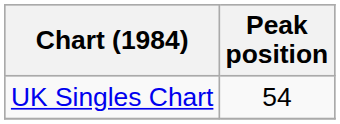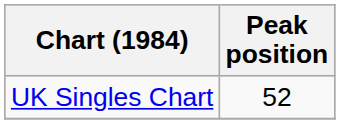(277, 97) 54 -> (277, 97) 52
